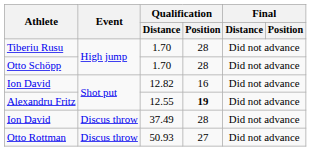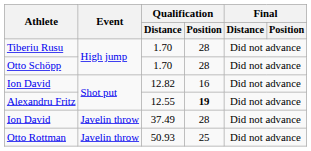(109, 119) Discus throw -> (110, 119) Javelin throw
(109, 137) Discus throw -> (110, 137) Javelin throw
(203, 137) 27 -> (204, 137) 25
